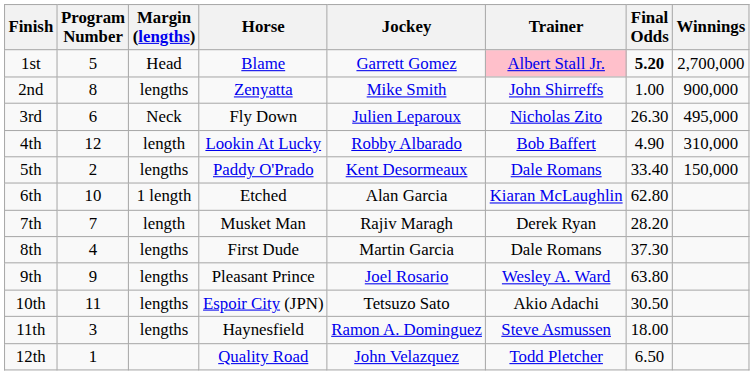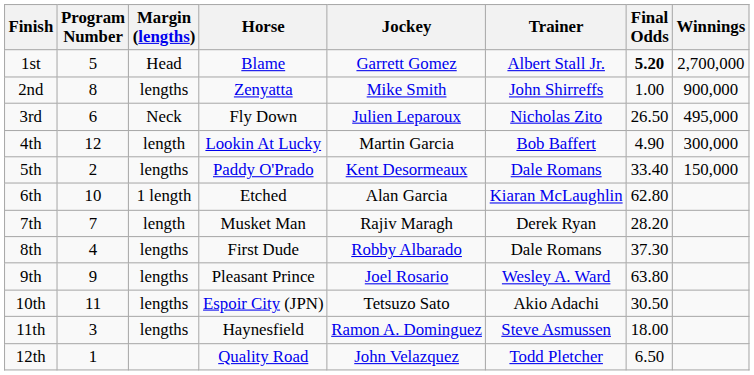(556, 63) pink background -> (556, 63) no background
(650, 116) 26.30 -> (650, 116) 26.50
(407, 143) Robby Albarado -> (407, 143) Martin Garcia
(711, 143) 310,000 -> (711, 143) 300,000
(407, 249) Martin Garcia -> (407, 249) Robby Albarado
